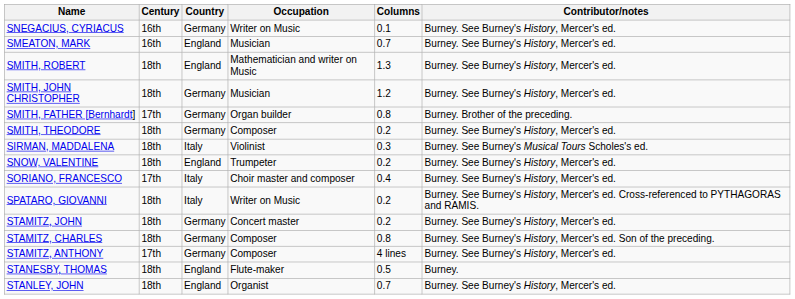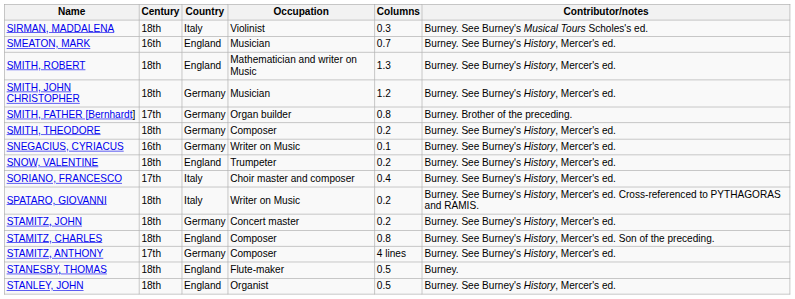rows swapped: (60, 147) <-> (65, 28)
(205, 238) Germany -> (203, 238) England
(384, 286) 0.7 -> (384, 286) 0.5
